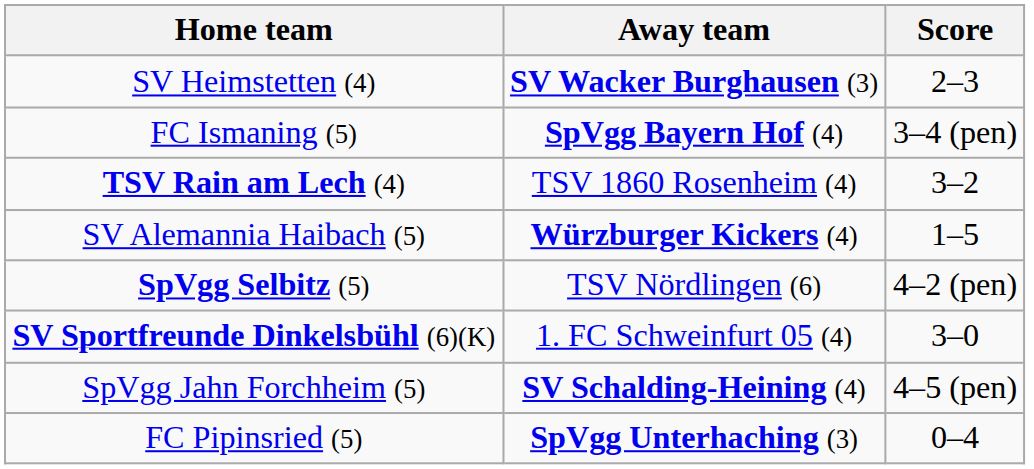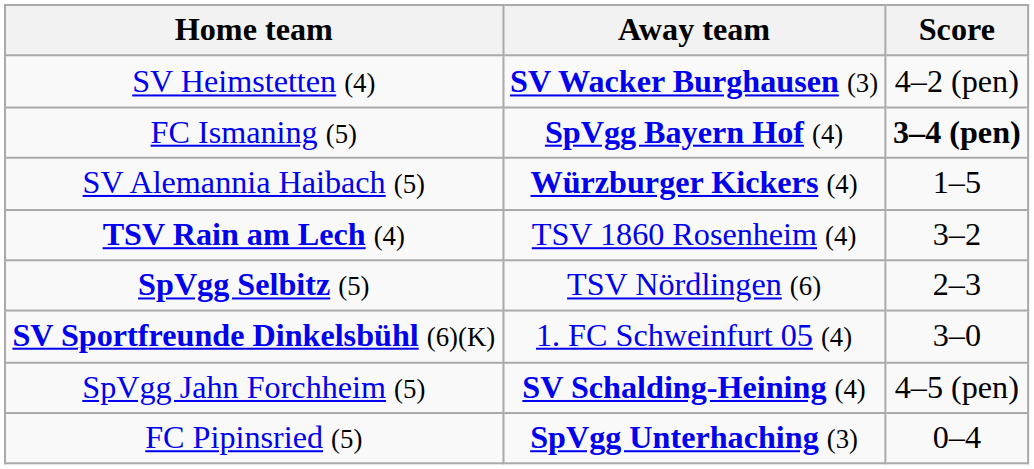(955, 81) 2–3 -> (957, 81) 4–2 (pen)
(955, 132) normal -> (957, 132) bold
rows swapped: (254, 183) <-> (254, 234)
(955, 285) 4–2 (pen) -> (957, 285) 2–3
